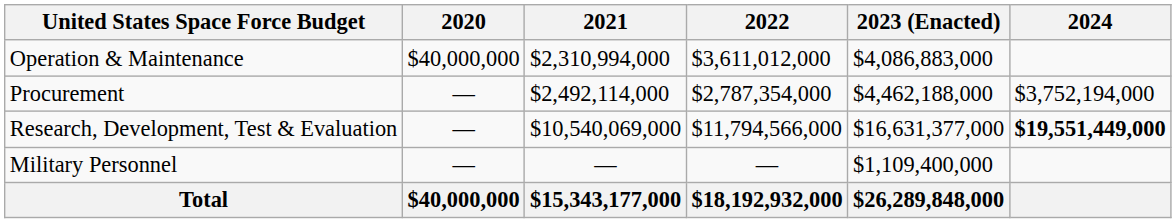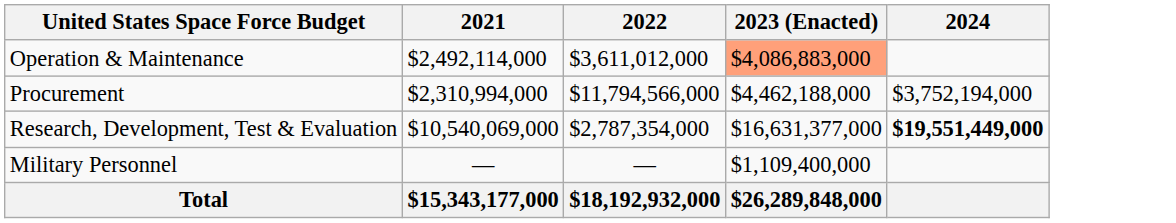- column: (464, 22)
(600, 57) $2,310,994,000 -> (477, 57) $2,492,114,000
(923, 57) no background -> (801, 57) lightsalmon background
(600, 93) $2,492,114,000 -> (478, 93) $2,310,994,000
(761, 93) $2,787,354,000 -> (644, 93) $11,794,566,000
(767, 128) $11,794,566,000 -> (639, 128) $2,787,354,000
